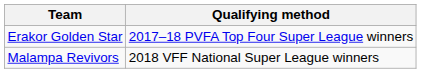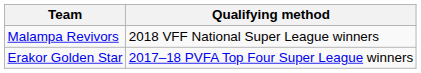rows swapped: (63, 57) <-> (65, 36)
